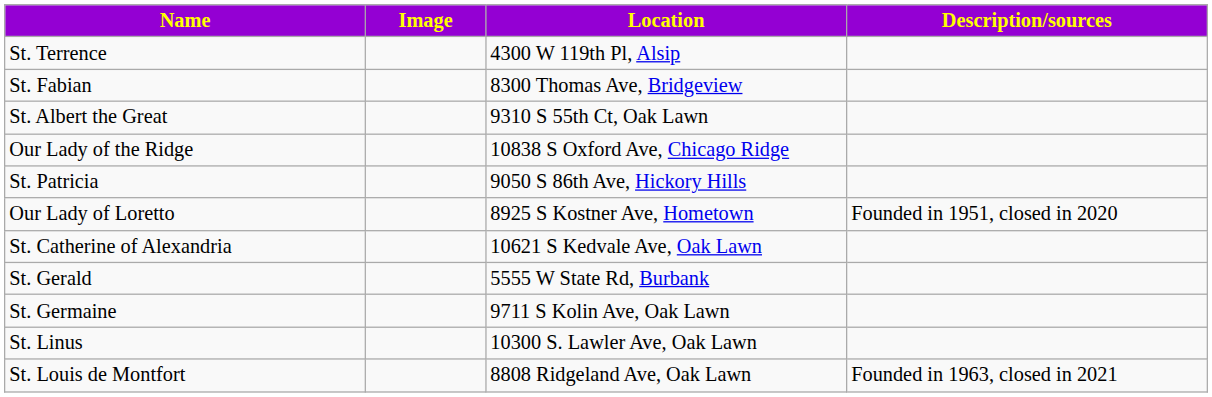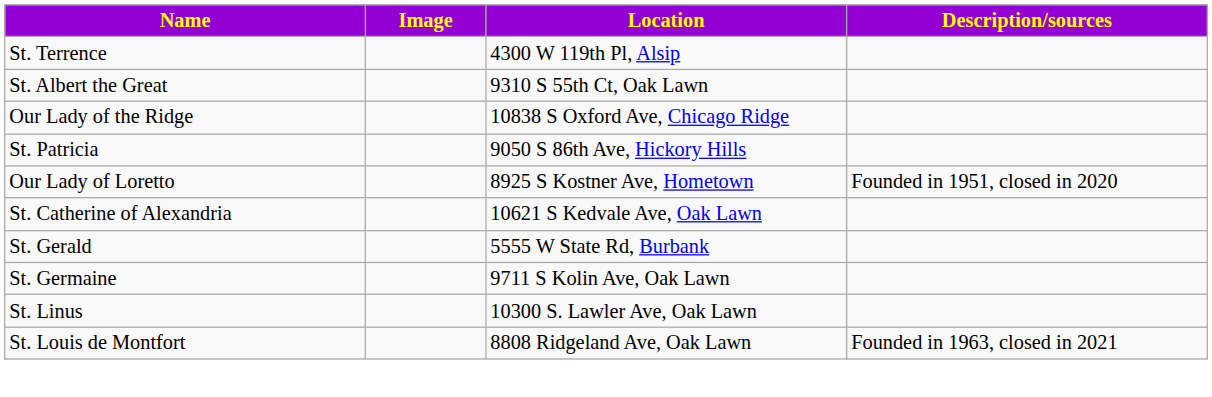- row: (51, 85)
